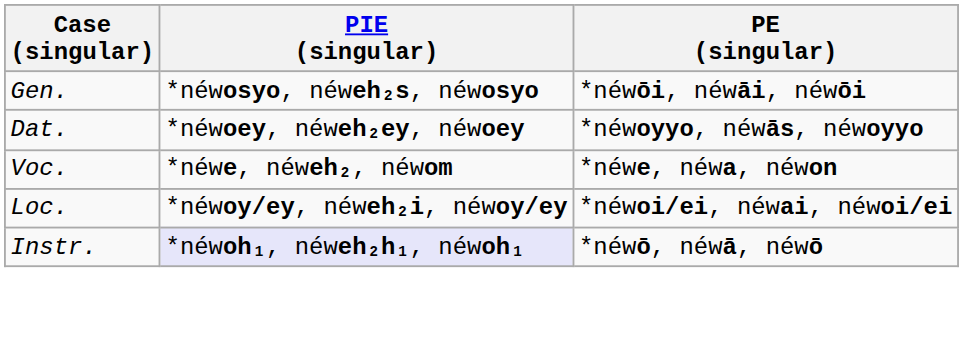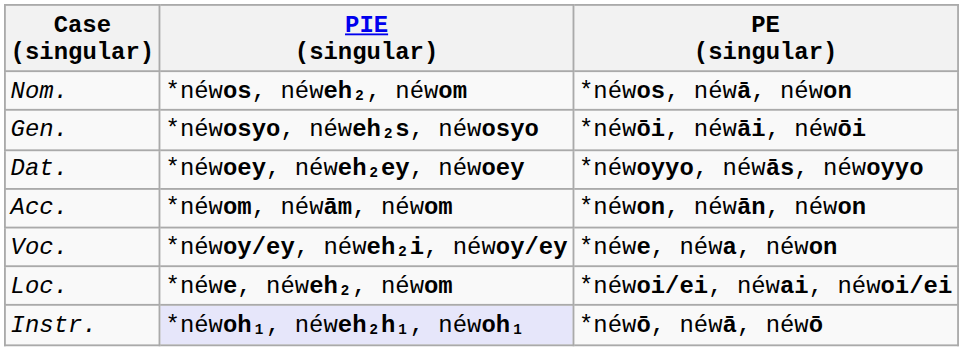+ row: (39, 91)
+ row: (39, 208)
(309, 169) *néwe, néweh₂, néwom -> (367, 247) *néwoy/ey, néweh₂i, néwoy/ey
(367, 208) *néwoy/ey, néweh₂i, néwoy/ey -> (309, 286) *néwe, néweh₂, néwom
